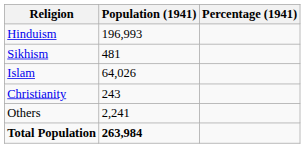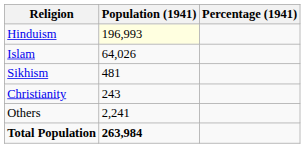(122, 34) no background -> (122, 34) lightyellow background
rows swapped: (21, 73) <-> (28, 53)
